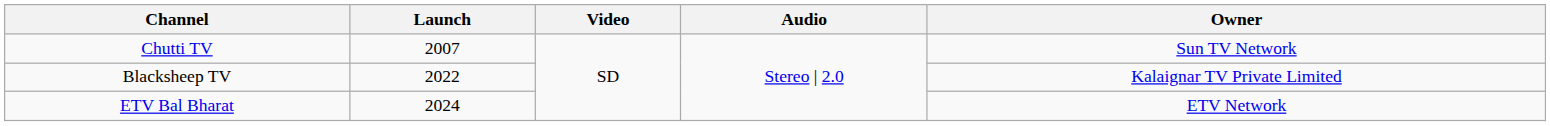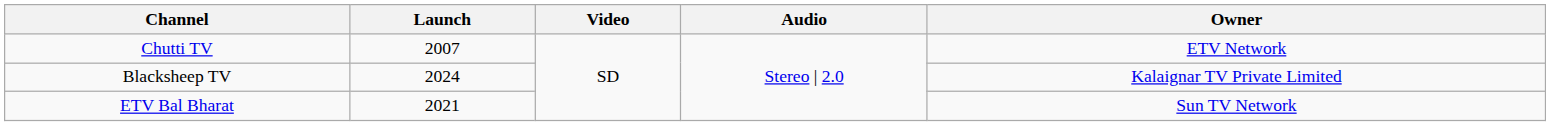(1236, 48) Sun TV Network -> (1236, 48) ETV Network
(442, 77) 2022 -> (442, 77) 2024
(442, 106) 2024 -> (442, 106) 2021
(1236, 106) ETV Network -> (1236, 106) Sun TV Network
